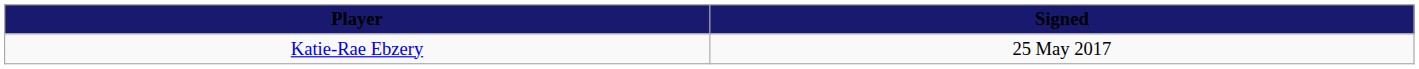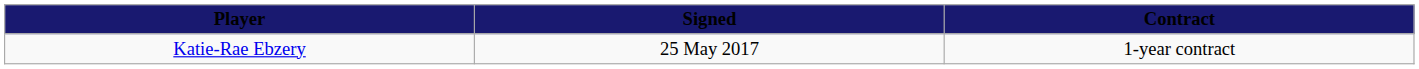+ column: (1179, 19)
